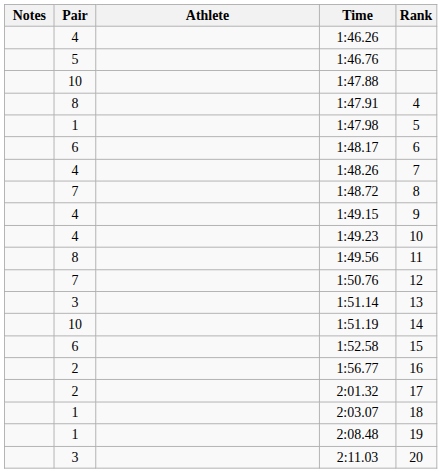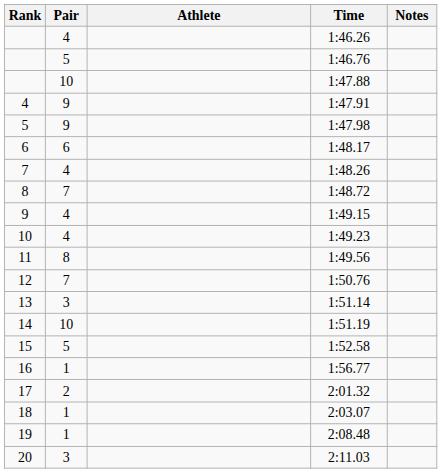columns swapped: (416, 15) <-> (29, 15)
(75, 103) 8 -> (66, 103) 9
(75, 125) 1 -> (66, 125) 9
(75, 346) 6 -> (66, 346) 5
(75, 368) 2 -> (66, 368) 1
